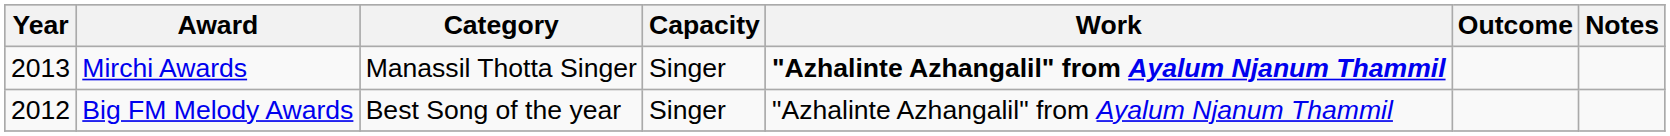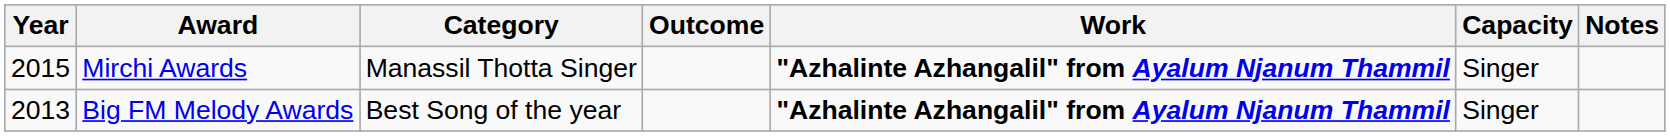columns swapped: (704, 25) <-> (1515, 25)
(40, 67) 2013 -> (40, 67) 2015
(40, 109) 2012 -> (40, 109) 2013
(1082, 109) normal -> (1113, 109) bold
